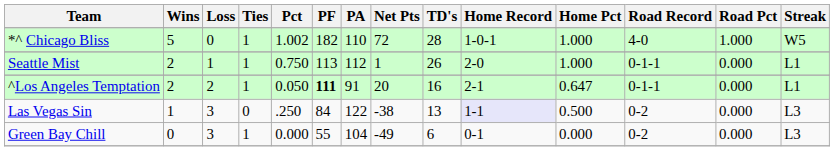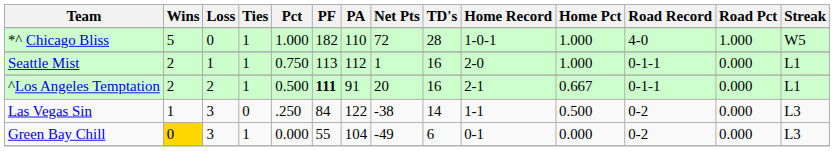(292, 39) 1.002 -> (292, 39) 1.000
(434, 63) 26 -> (434, 63) 16
(292, 87) 0.050 -> (292, 87) 0.500
(576, 87) 0.647 -> (576, 87) 0.667
(434, 110) 13 -> (434, 110) 14
(474, 110) lavender background -> (474, 110) no background
(170, 134) no background -> (170, 134) gold background
